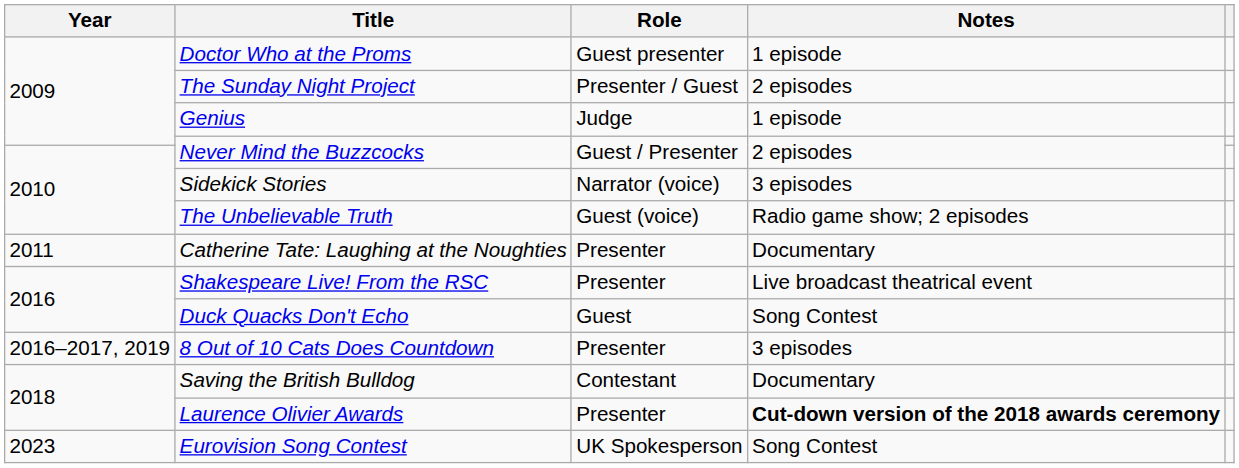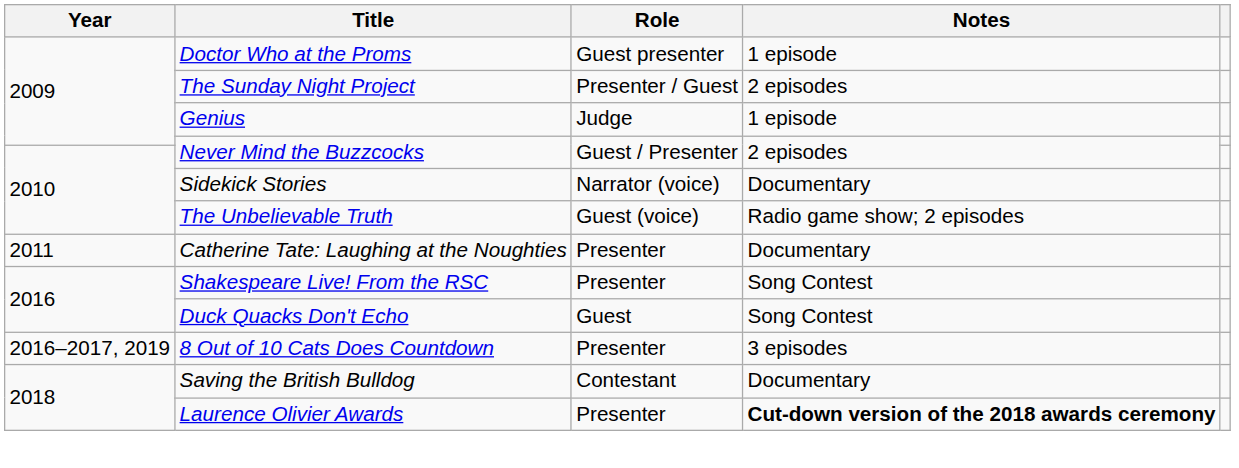(802, 184) 3 episodes -> (809, 184) Documentary
(892, 282) Live broadcast theatrical event -> (810, 282) Song Contest
- row: (32, 446)
